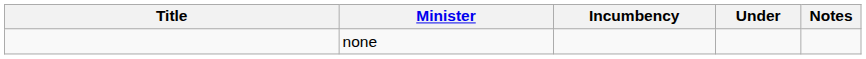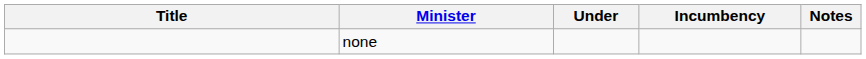columns swapped: (634, 16) <-> (758, 16)
